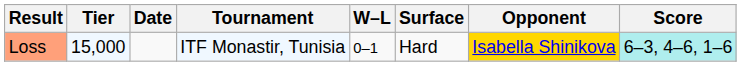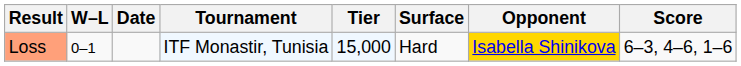columns swapped: (372, 18) <-> (98, 18)
(678, 46) paleturquoise background -> (678, 46) no background
